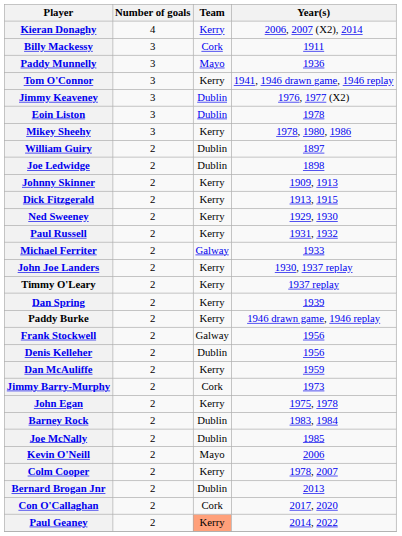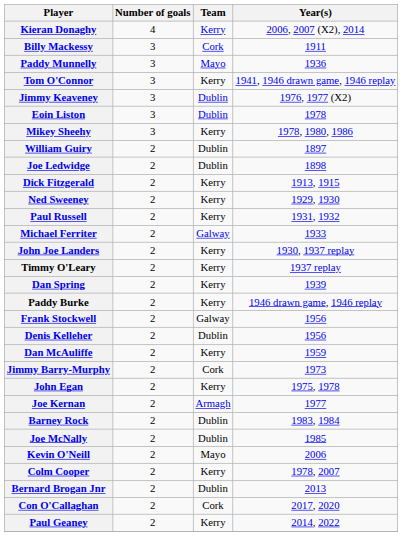- row: (58, 183)
+ row: (58, 404)
(212, 523) lightsalmon background -> (213, 523) no background
